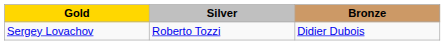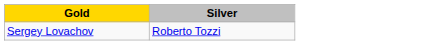- column: (367, 13)
